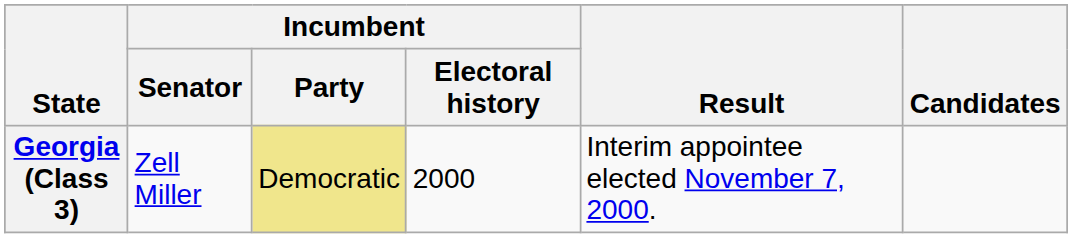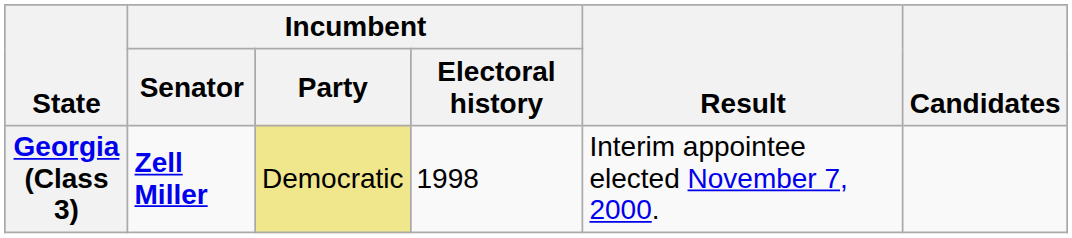(168, 178) normal -> (171, 178) bold
(444, 178) 2000 -> (448, 178) 1998
